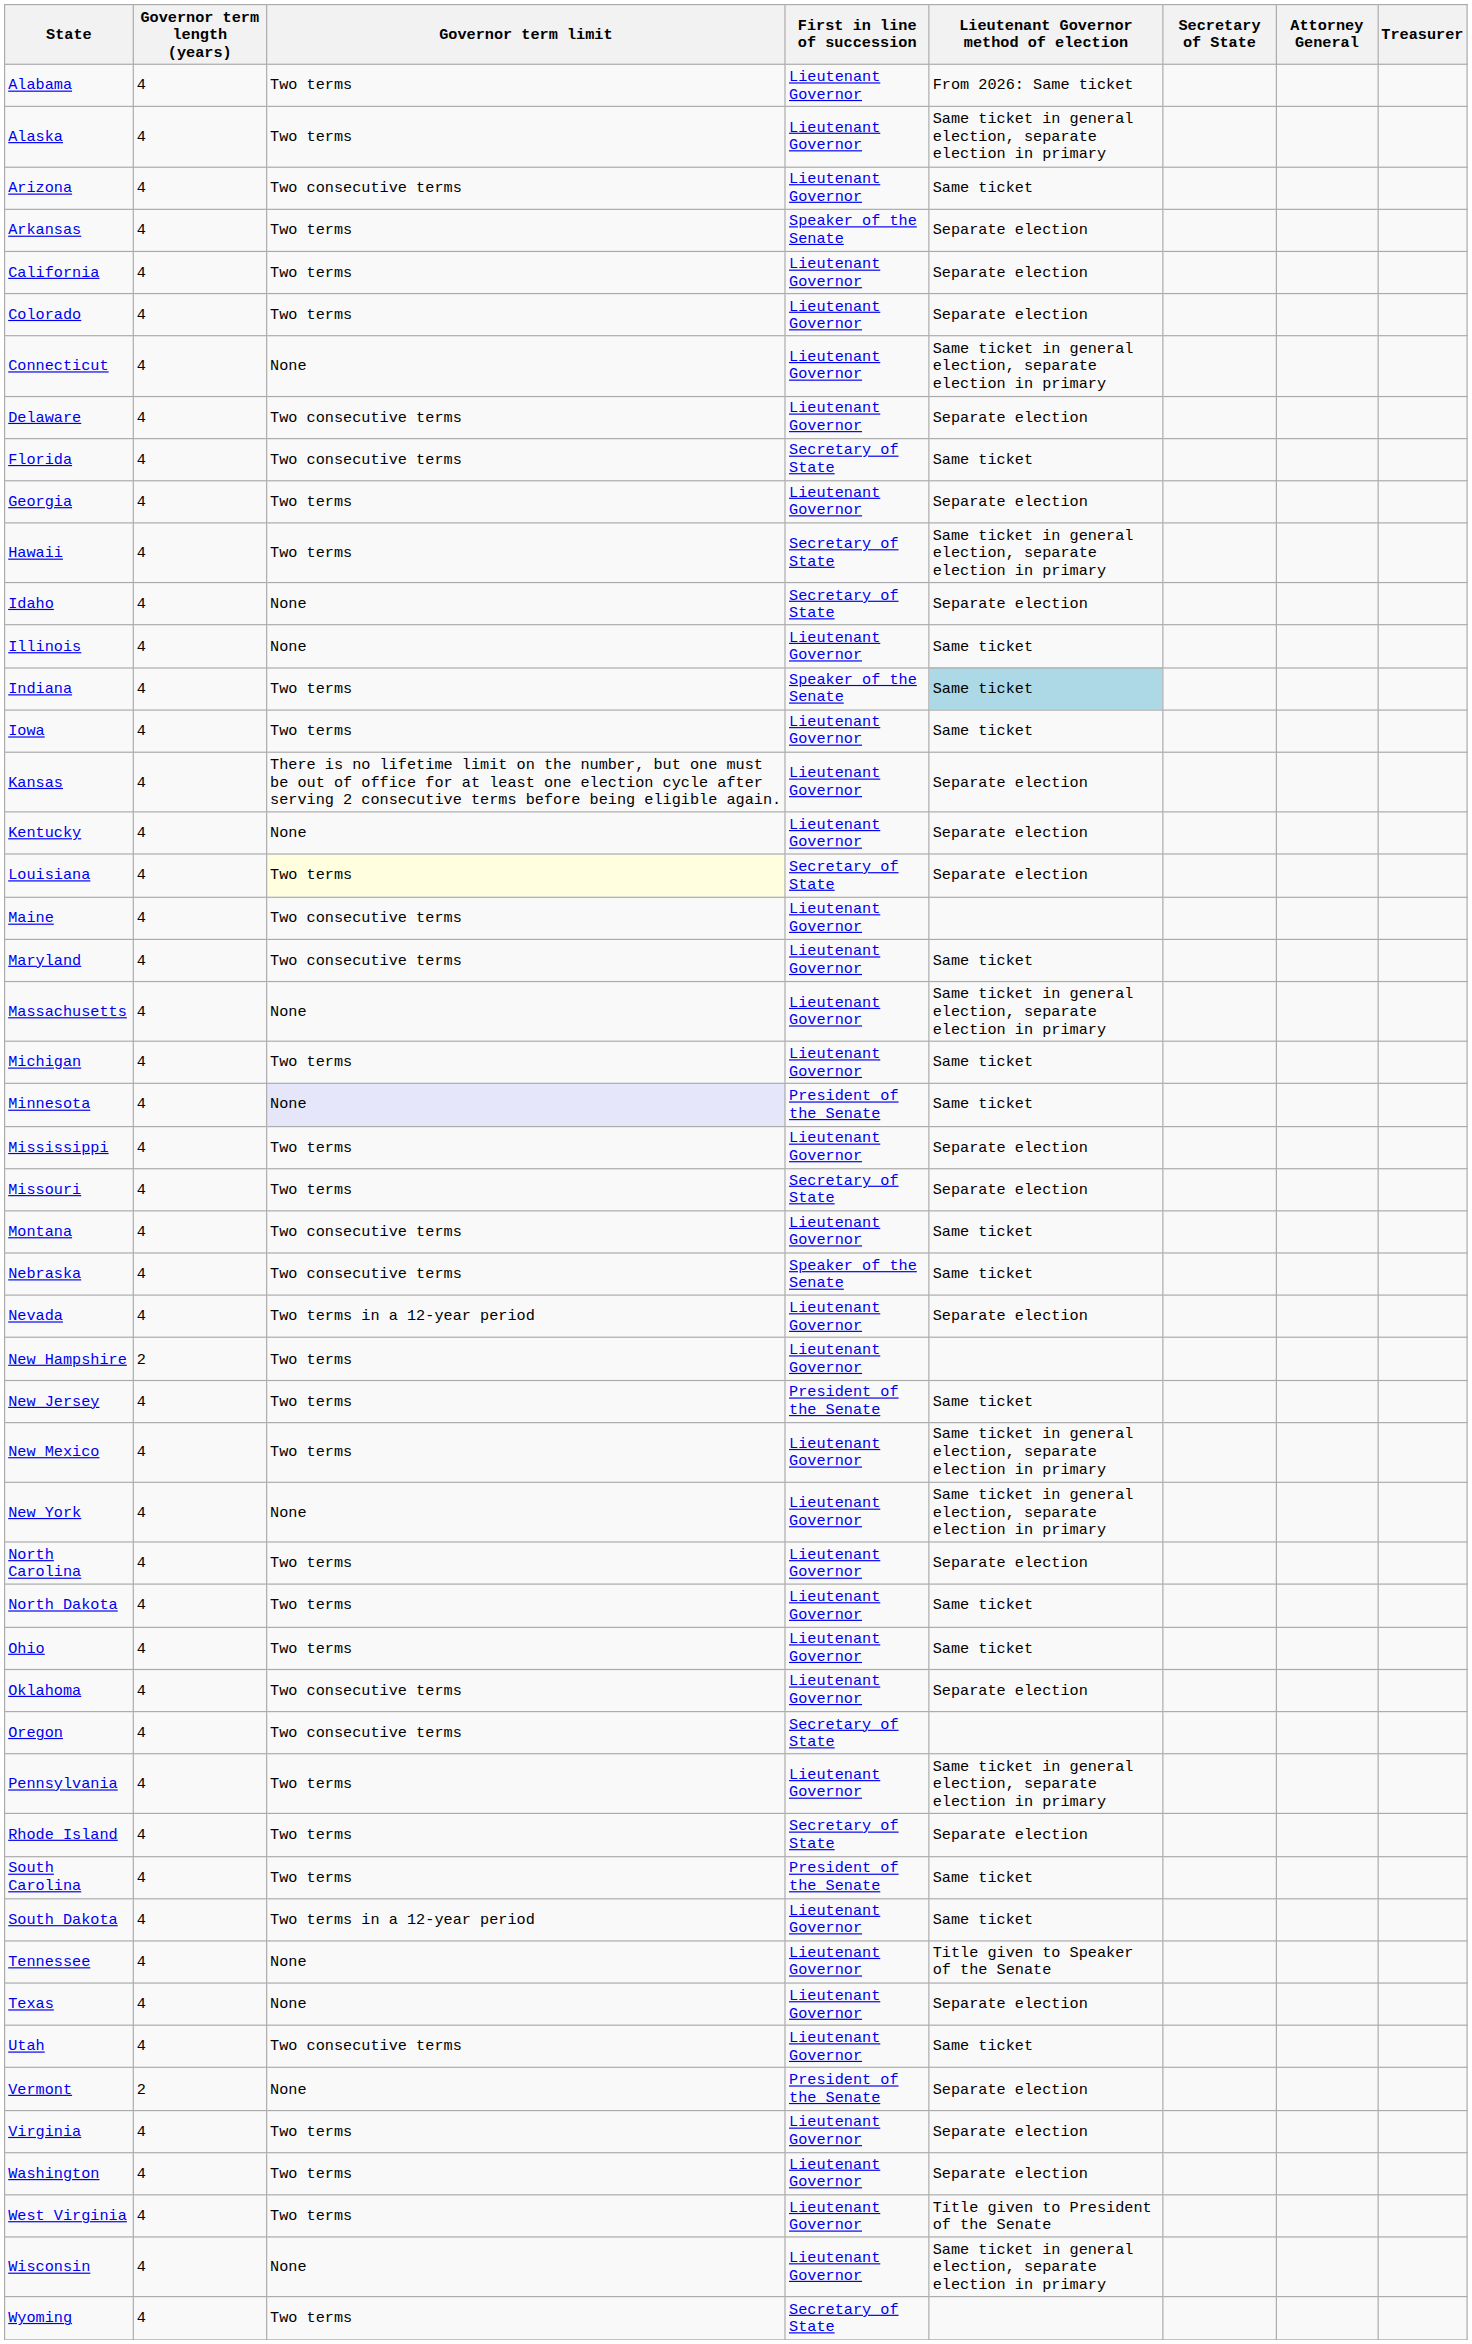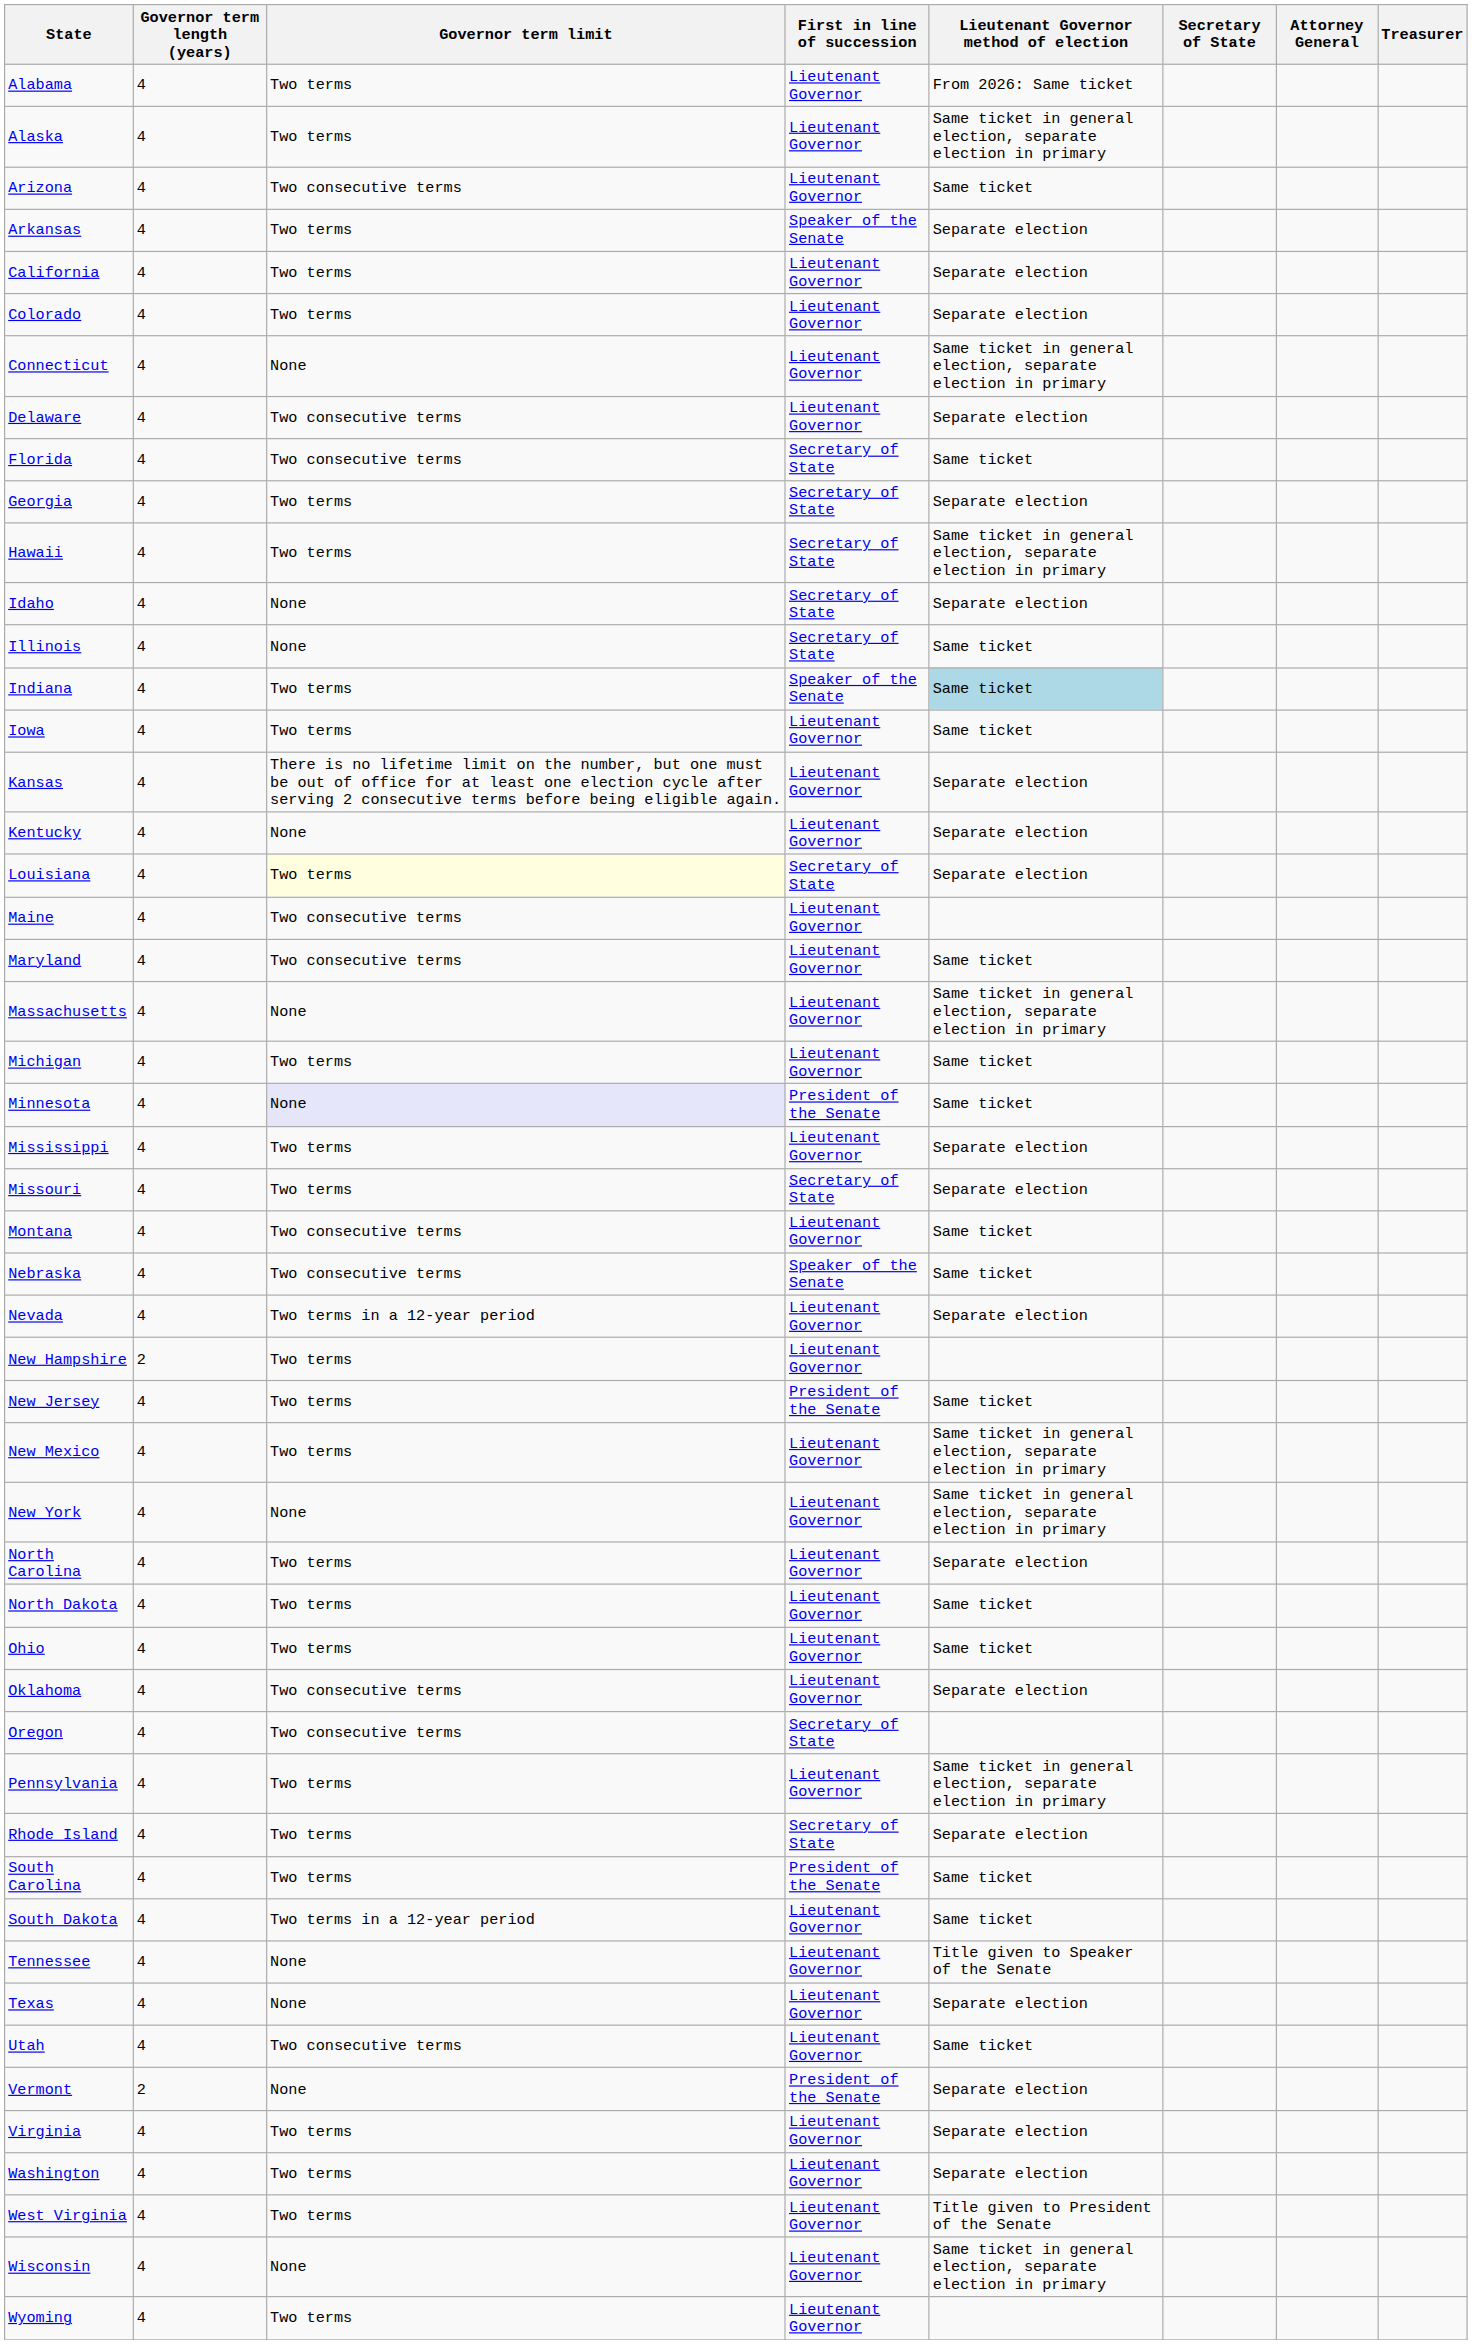(835, 502) Lieutenant Governor -> (844, 502) Secretary of State
(835, 646) Lieutenant Governor -> (844, 646) Secretary of State
(844, 2318) Secretary of State -> (835, 2318) Lieutenant Governor
